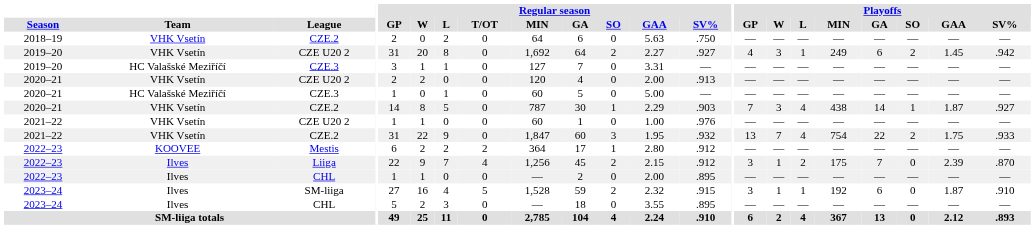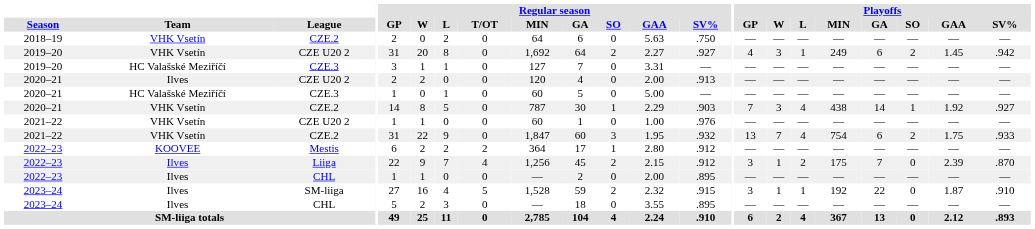(178, 80) VHK Vsetín -> (178, 80) Ilves
(954, 107) 1.87 -> (954, 107) 1.92
(879, 135) 22 -> (879, 135) 6
(879, 190) 6 -> (879, 190) 22
